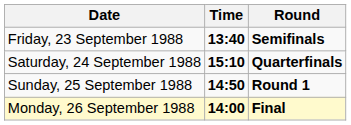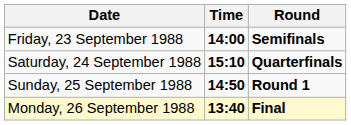(226, 39) 13:40 -> (226, 39) 14:00
(226, 108) 14:00 -> (226, 108) 13:40
